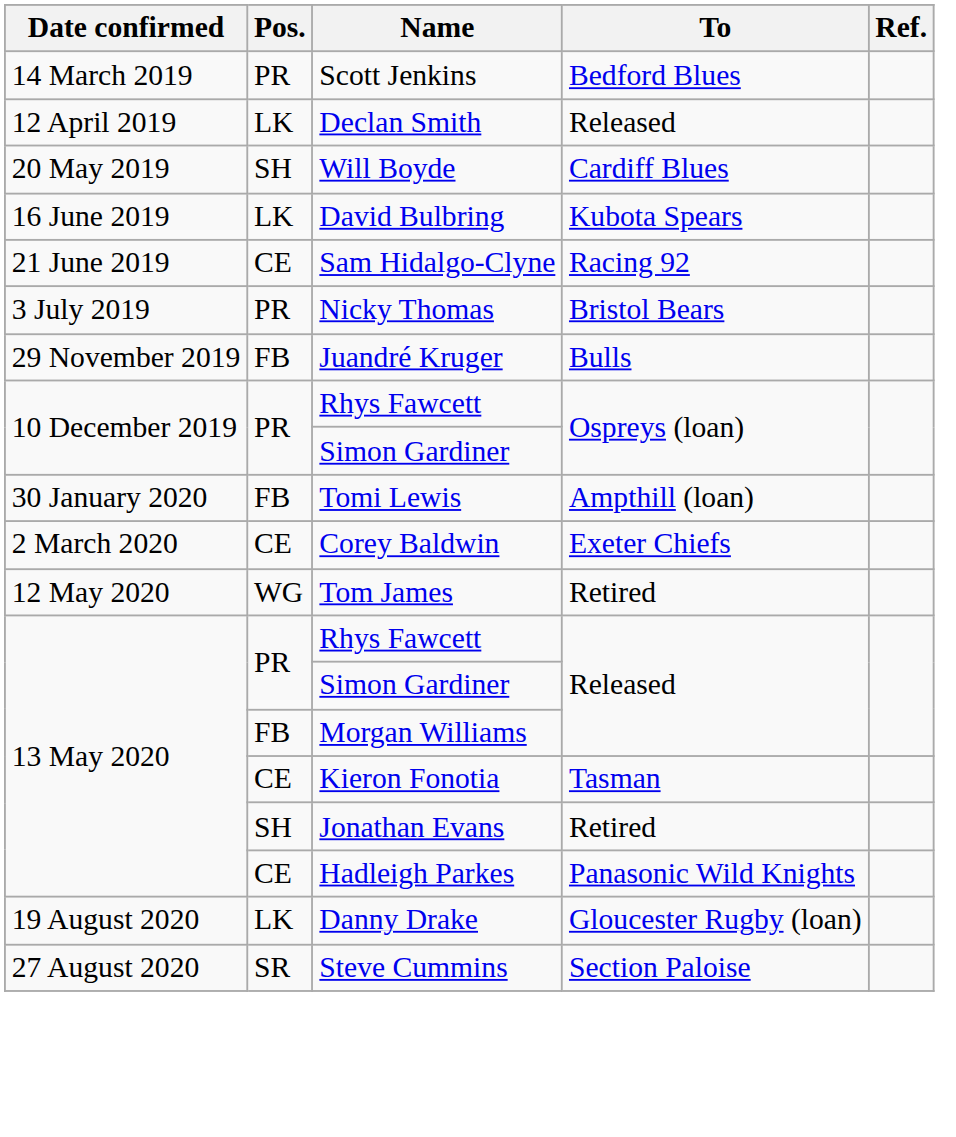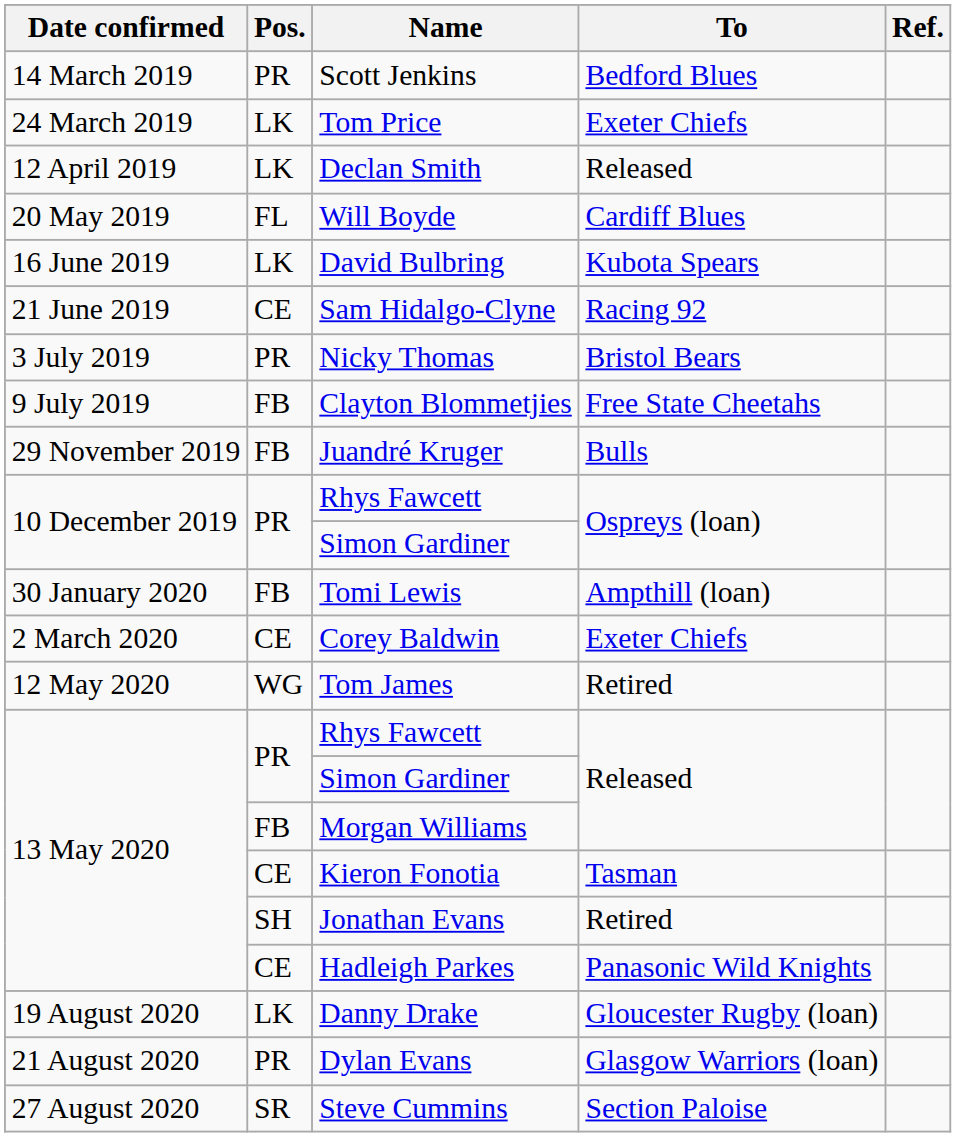+ row: (102, 121)
(273, 168) SH -> (271, 215) FL
+ row: (81, 403)
+ row: (105, 1060)
